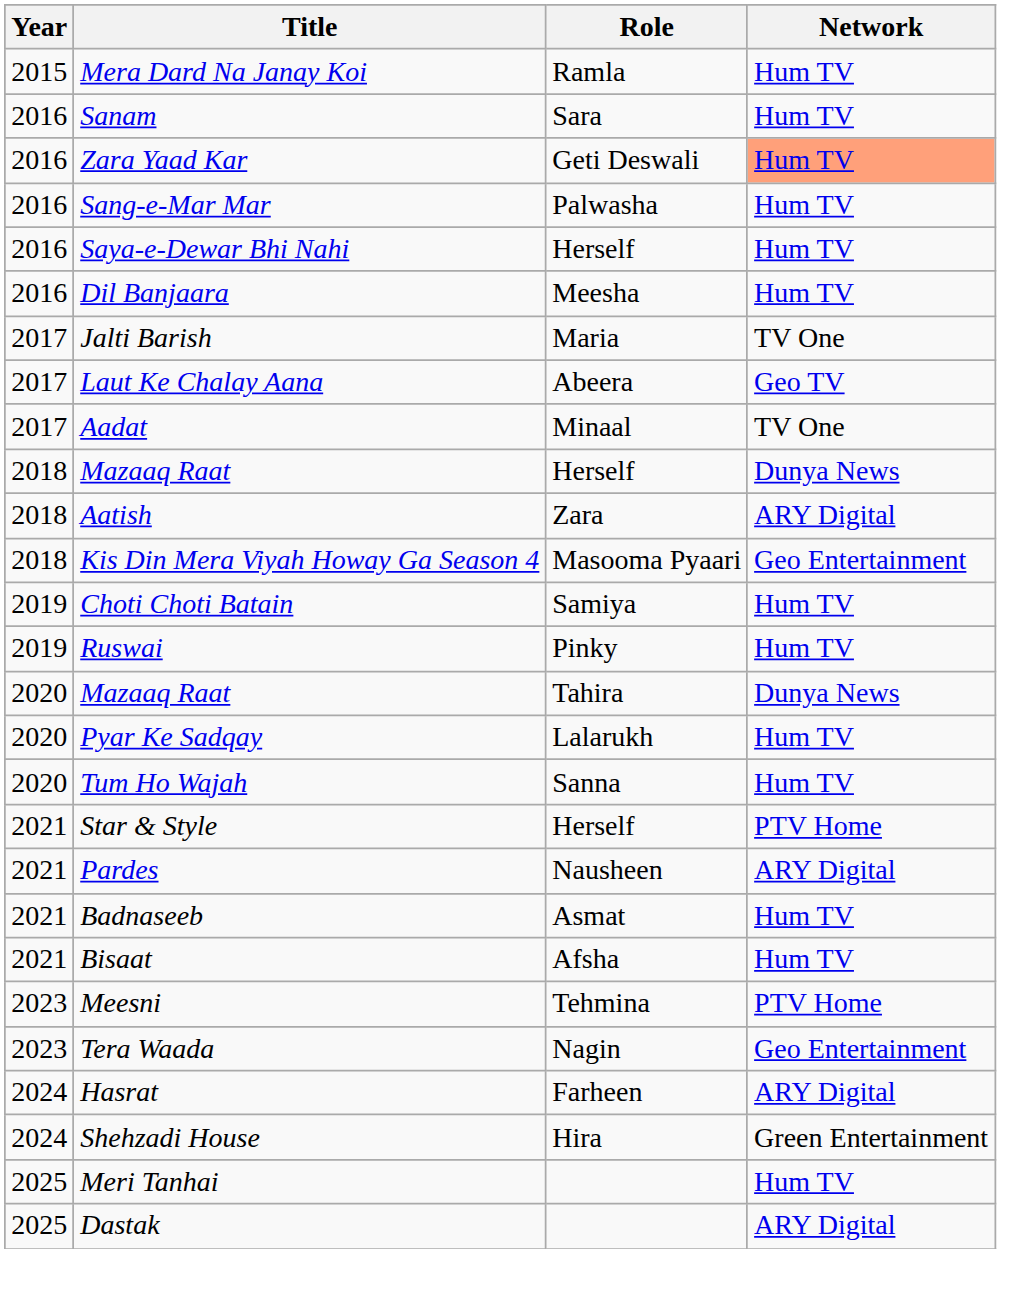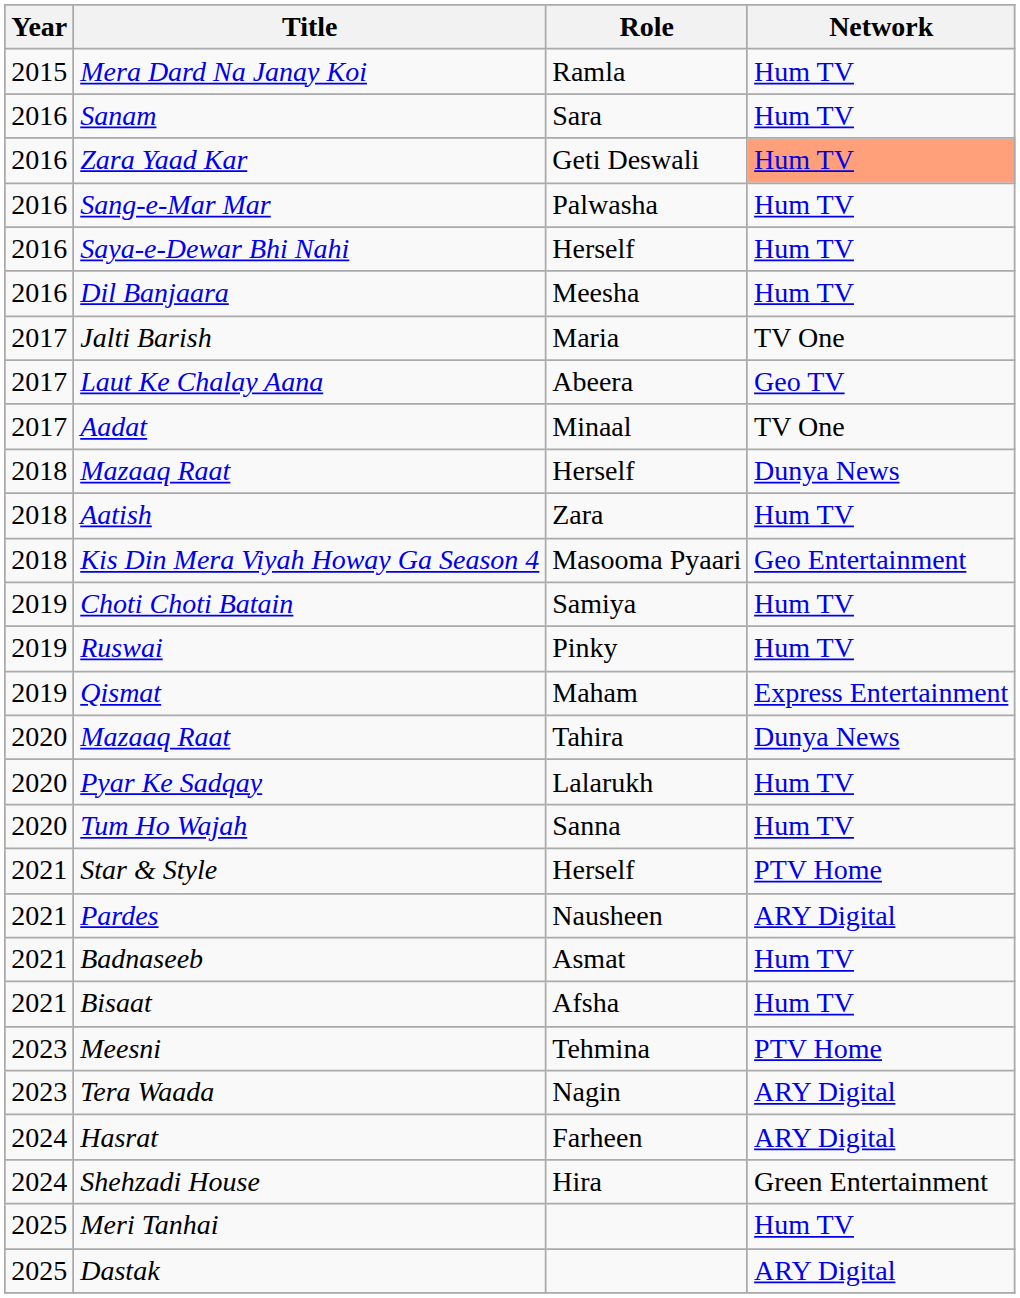(825, 515) ARY Digital -> (804, 515) Hum TV
+ row: (39, 692)
(860, 1048) Geo Entertainment -> (825, 1092) ARY Digital
